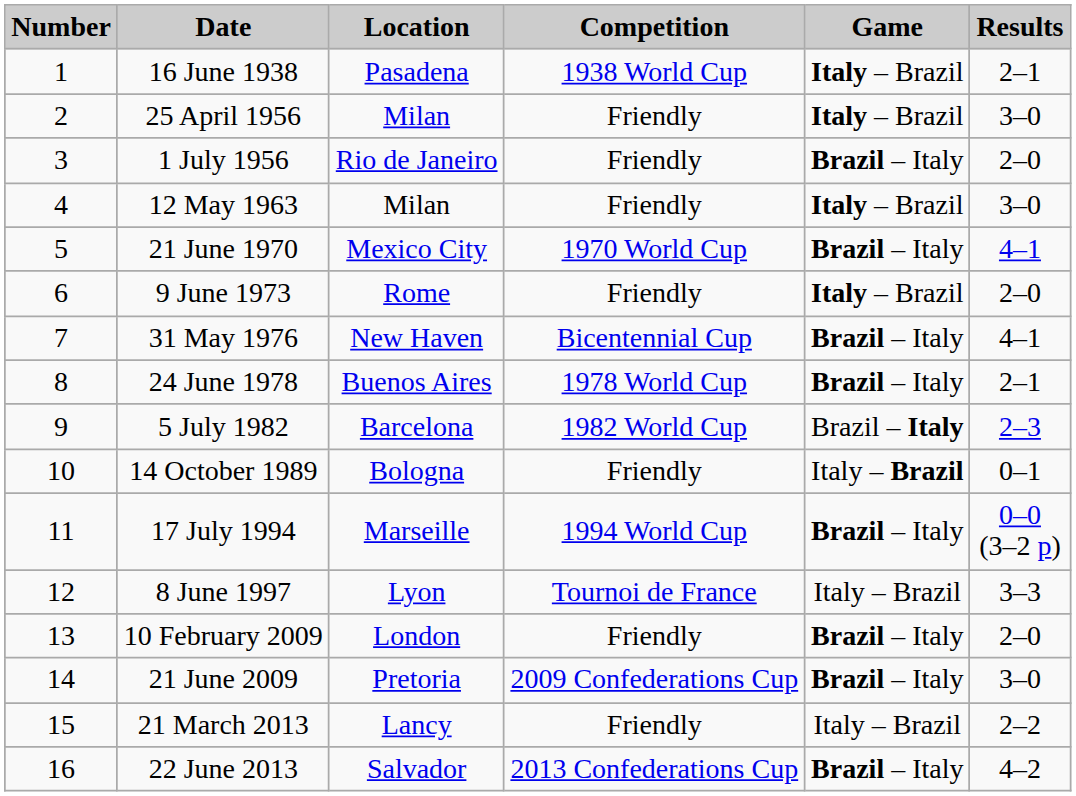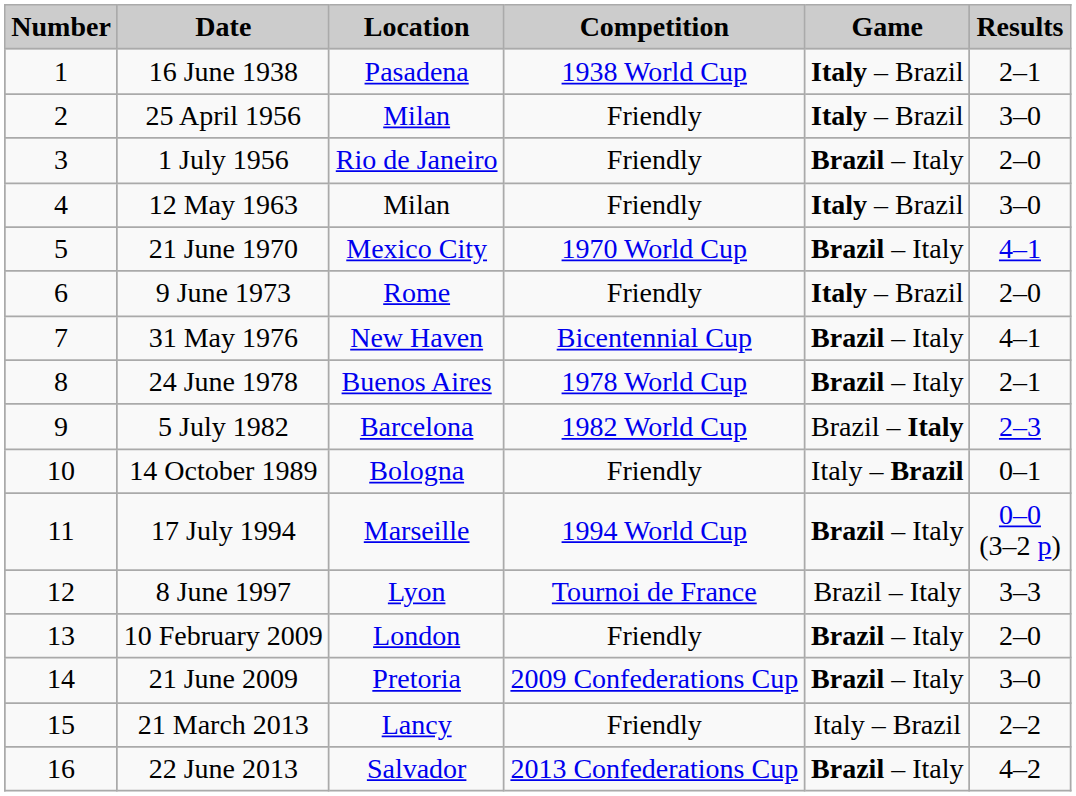(887, 591) Italy – Brazil -> (887, 591) Brazil – Italy
